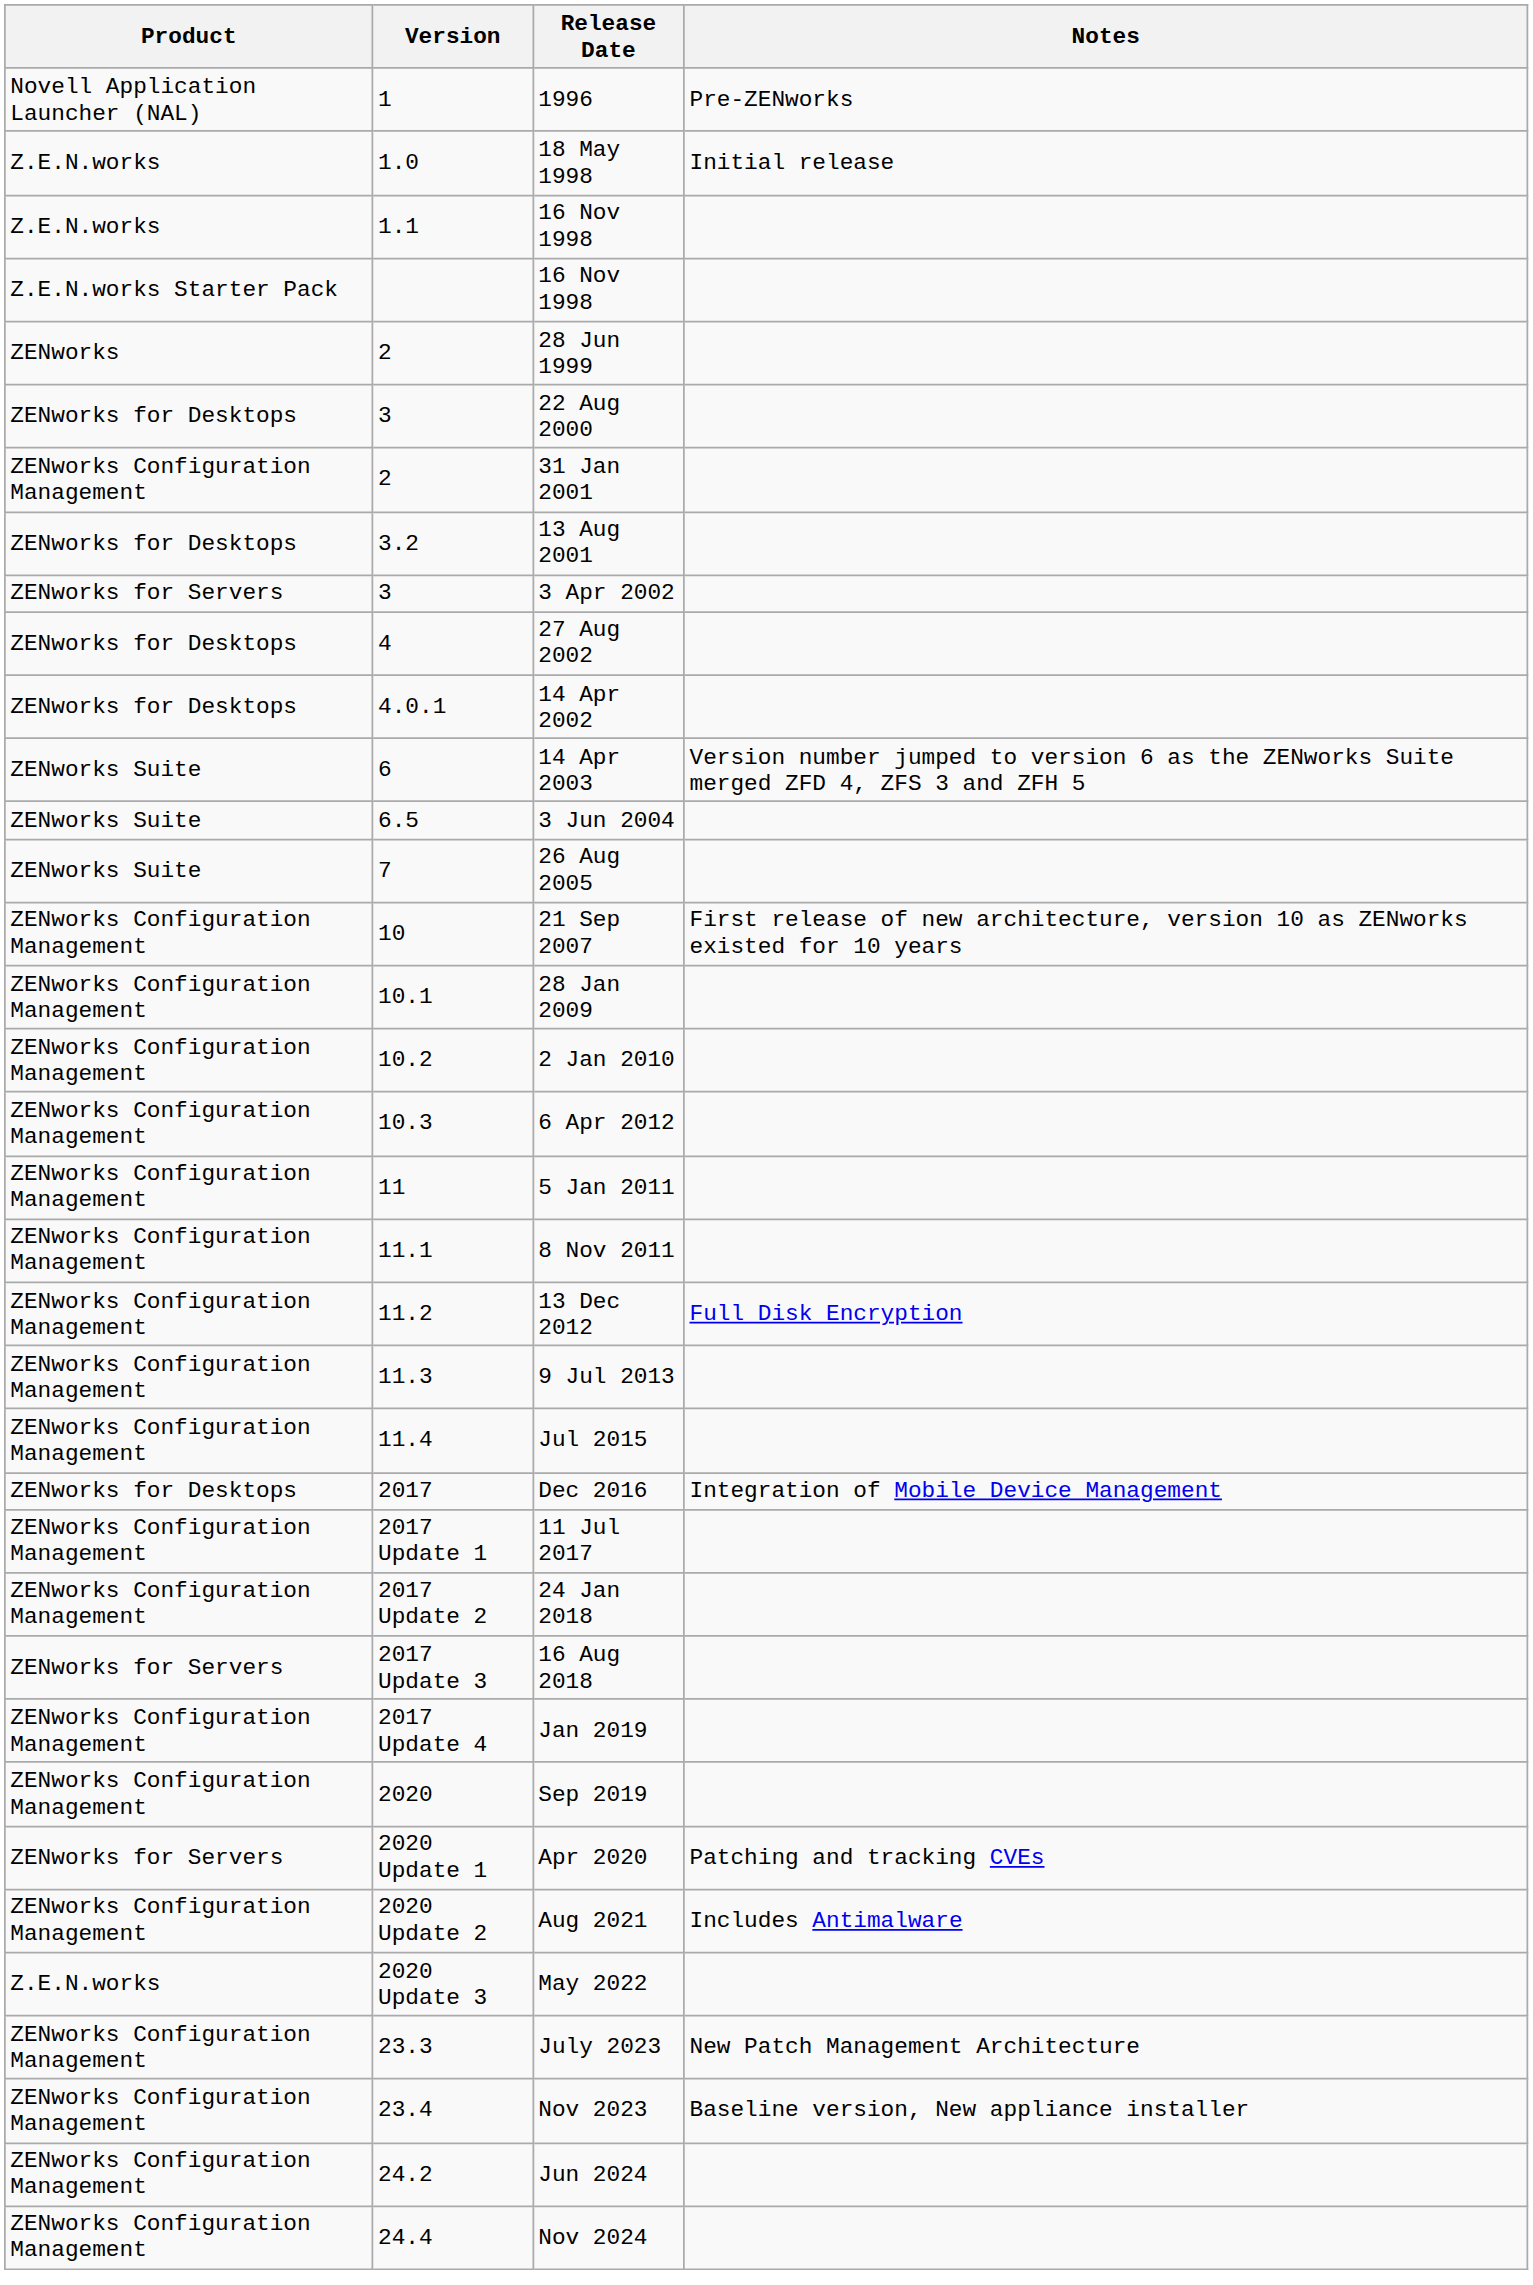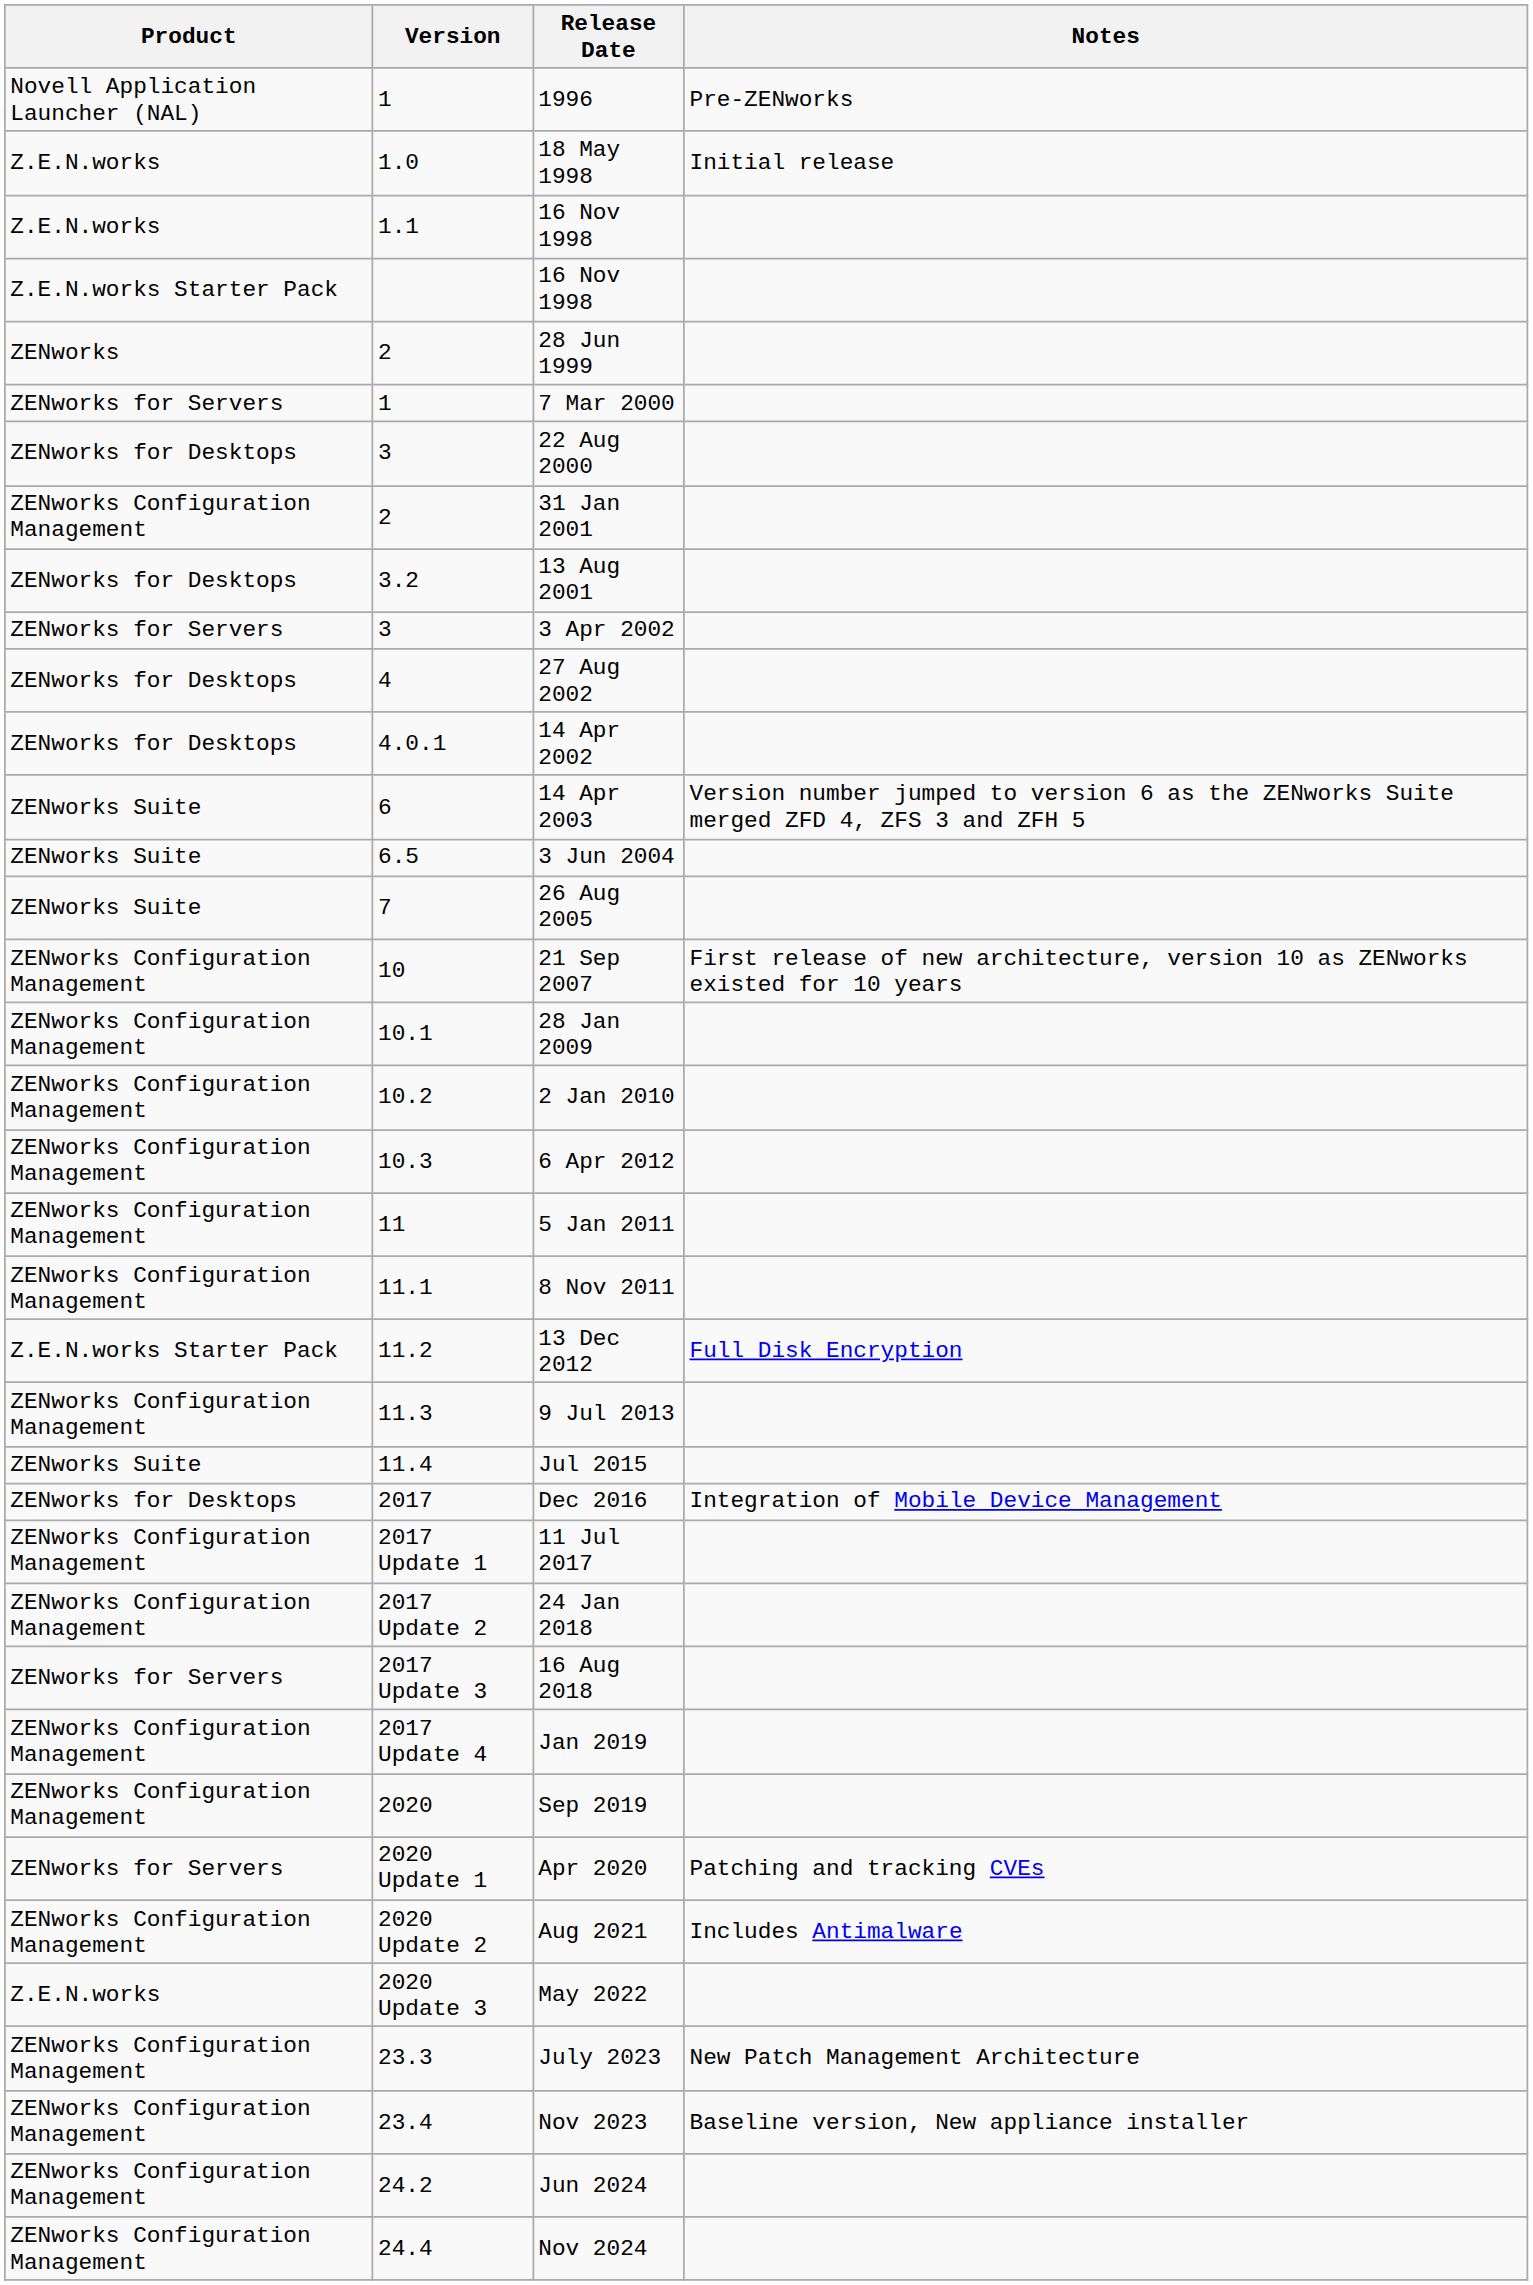+ row: (385, 403)
(160, 1314) ZENworks Configuration Management -> (174, 1351) Z.E.N.works Starter Pack
(160, 1441) ZENworks Configuration Management -> (106, 1465) ZENworks Suite
